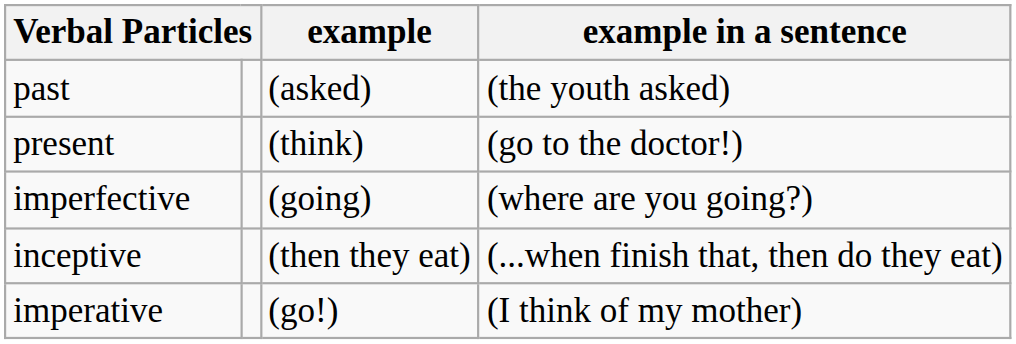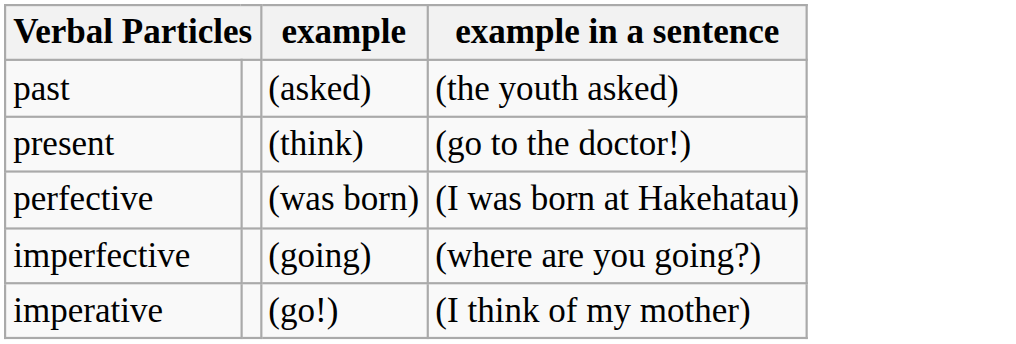+ row: (83, 198)
- row: (77, 254)
